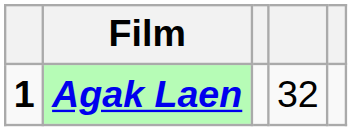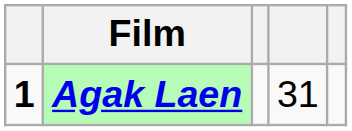(298, 93) 32 -> (298, 93) 31
